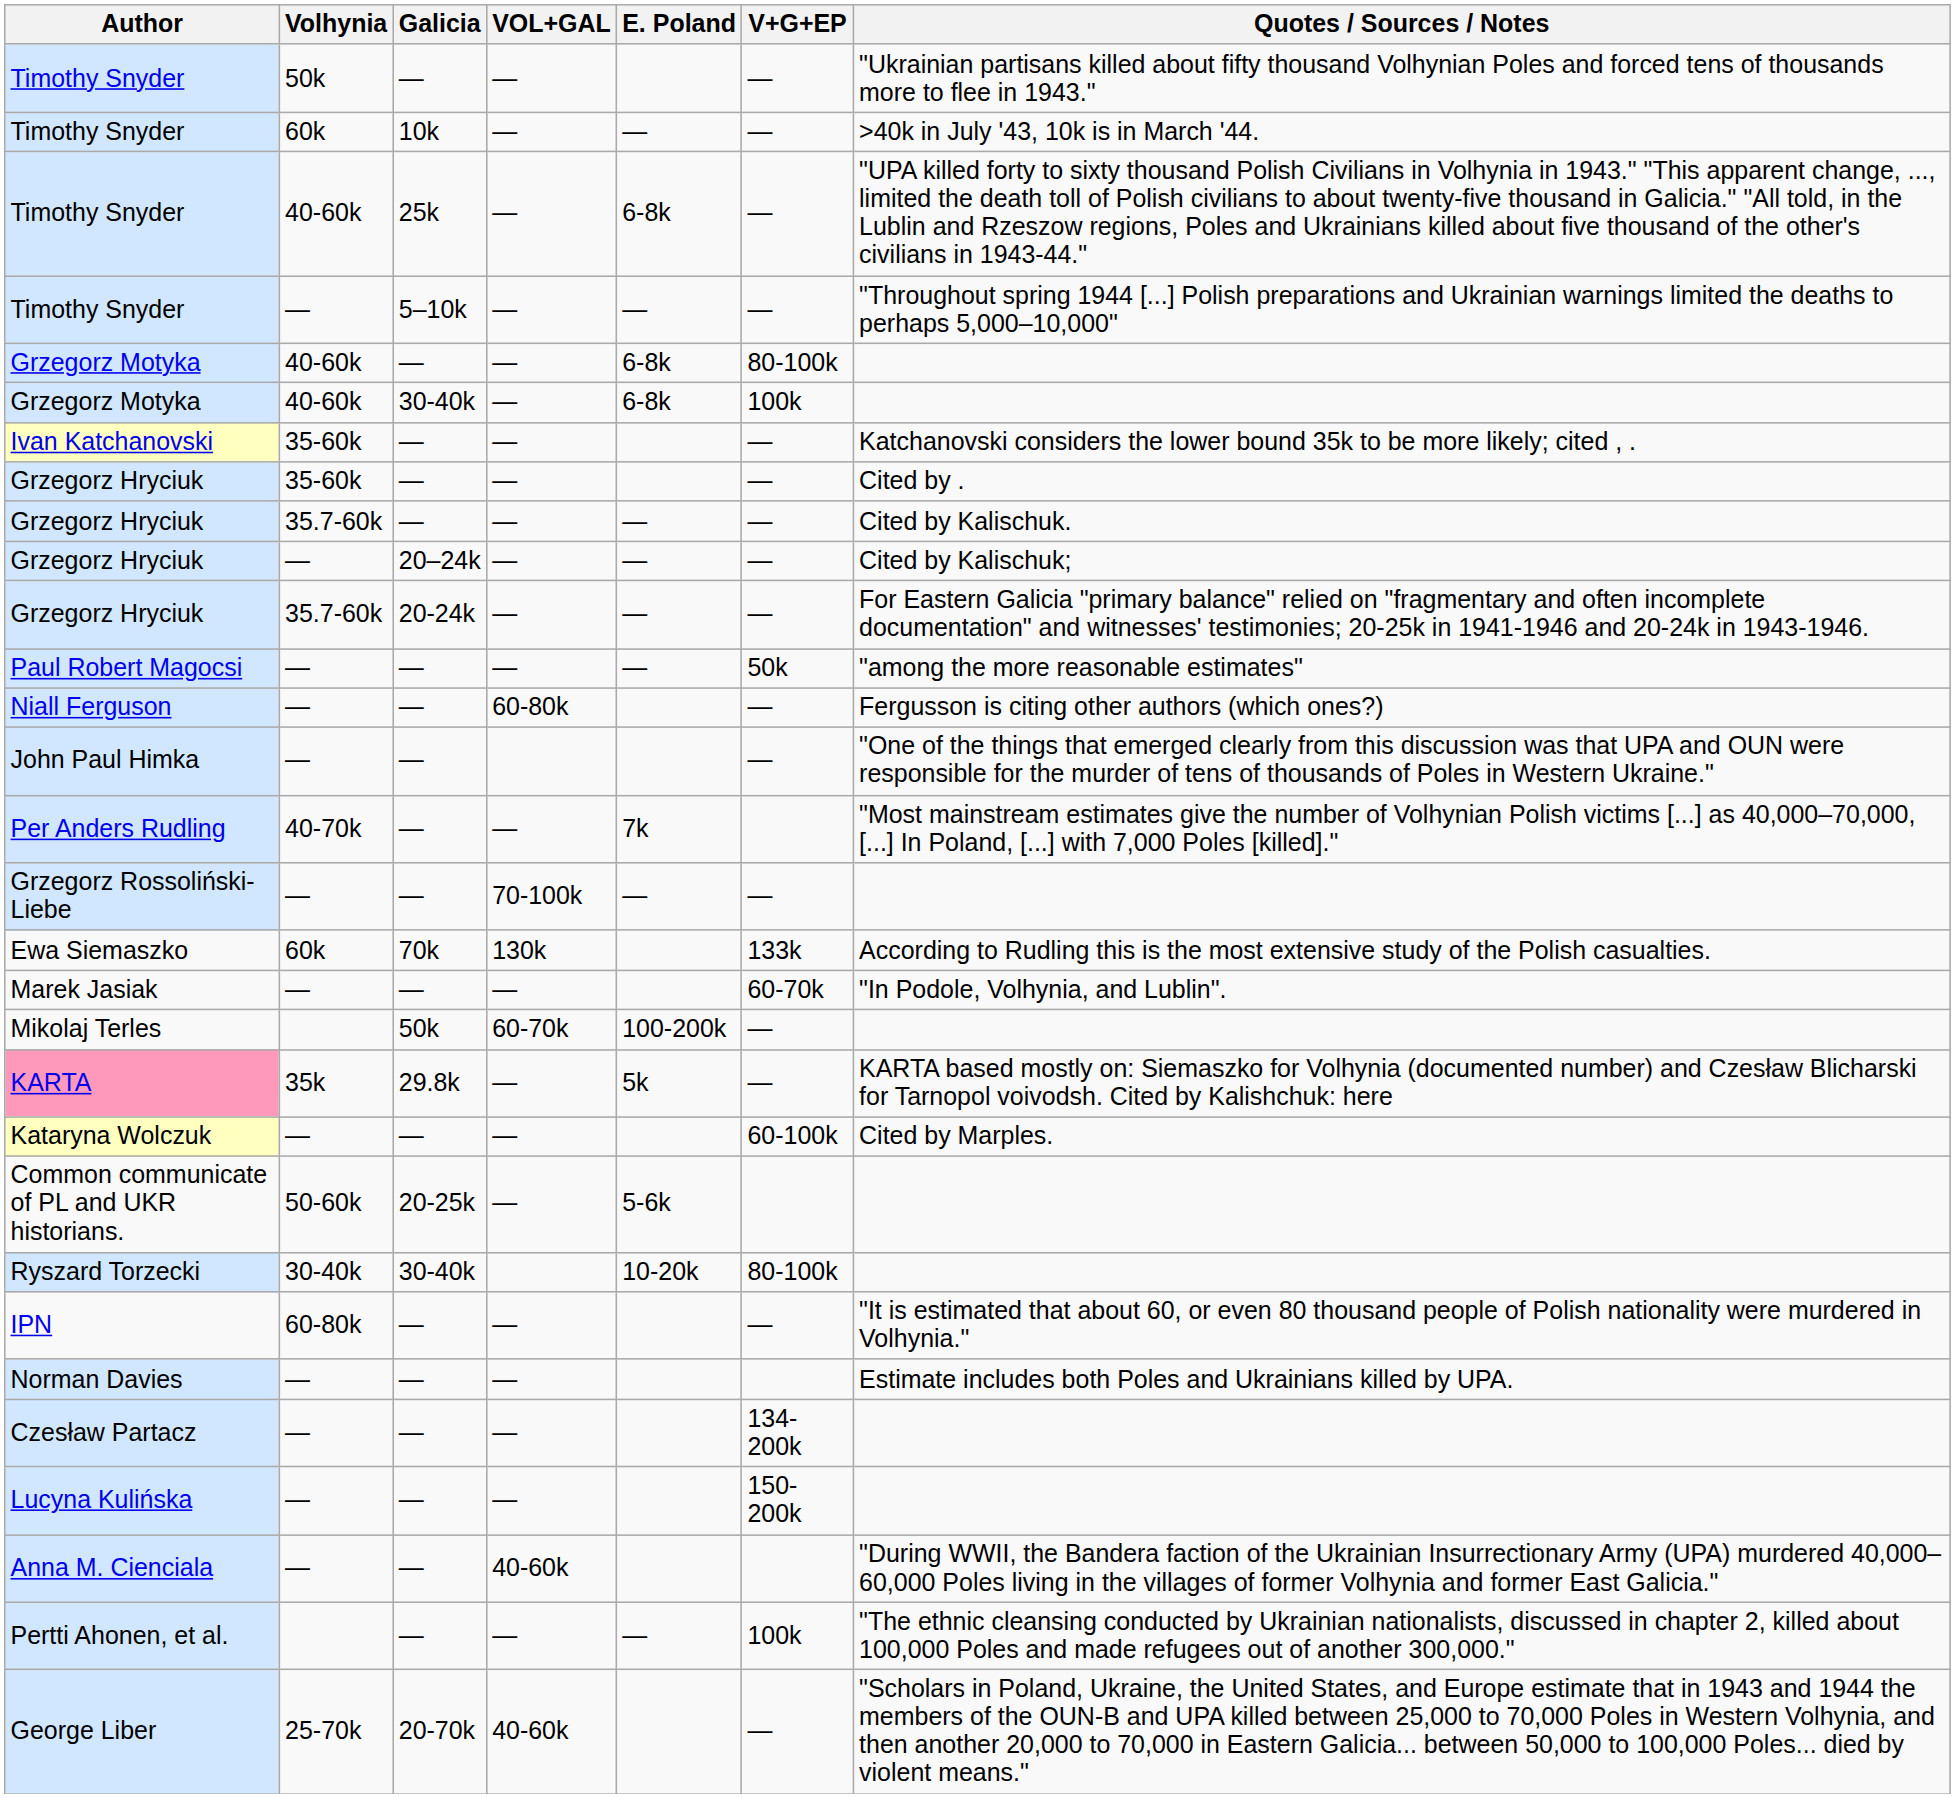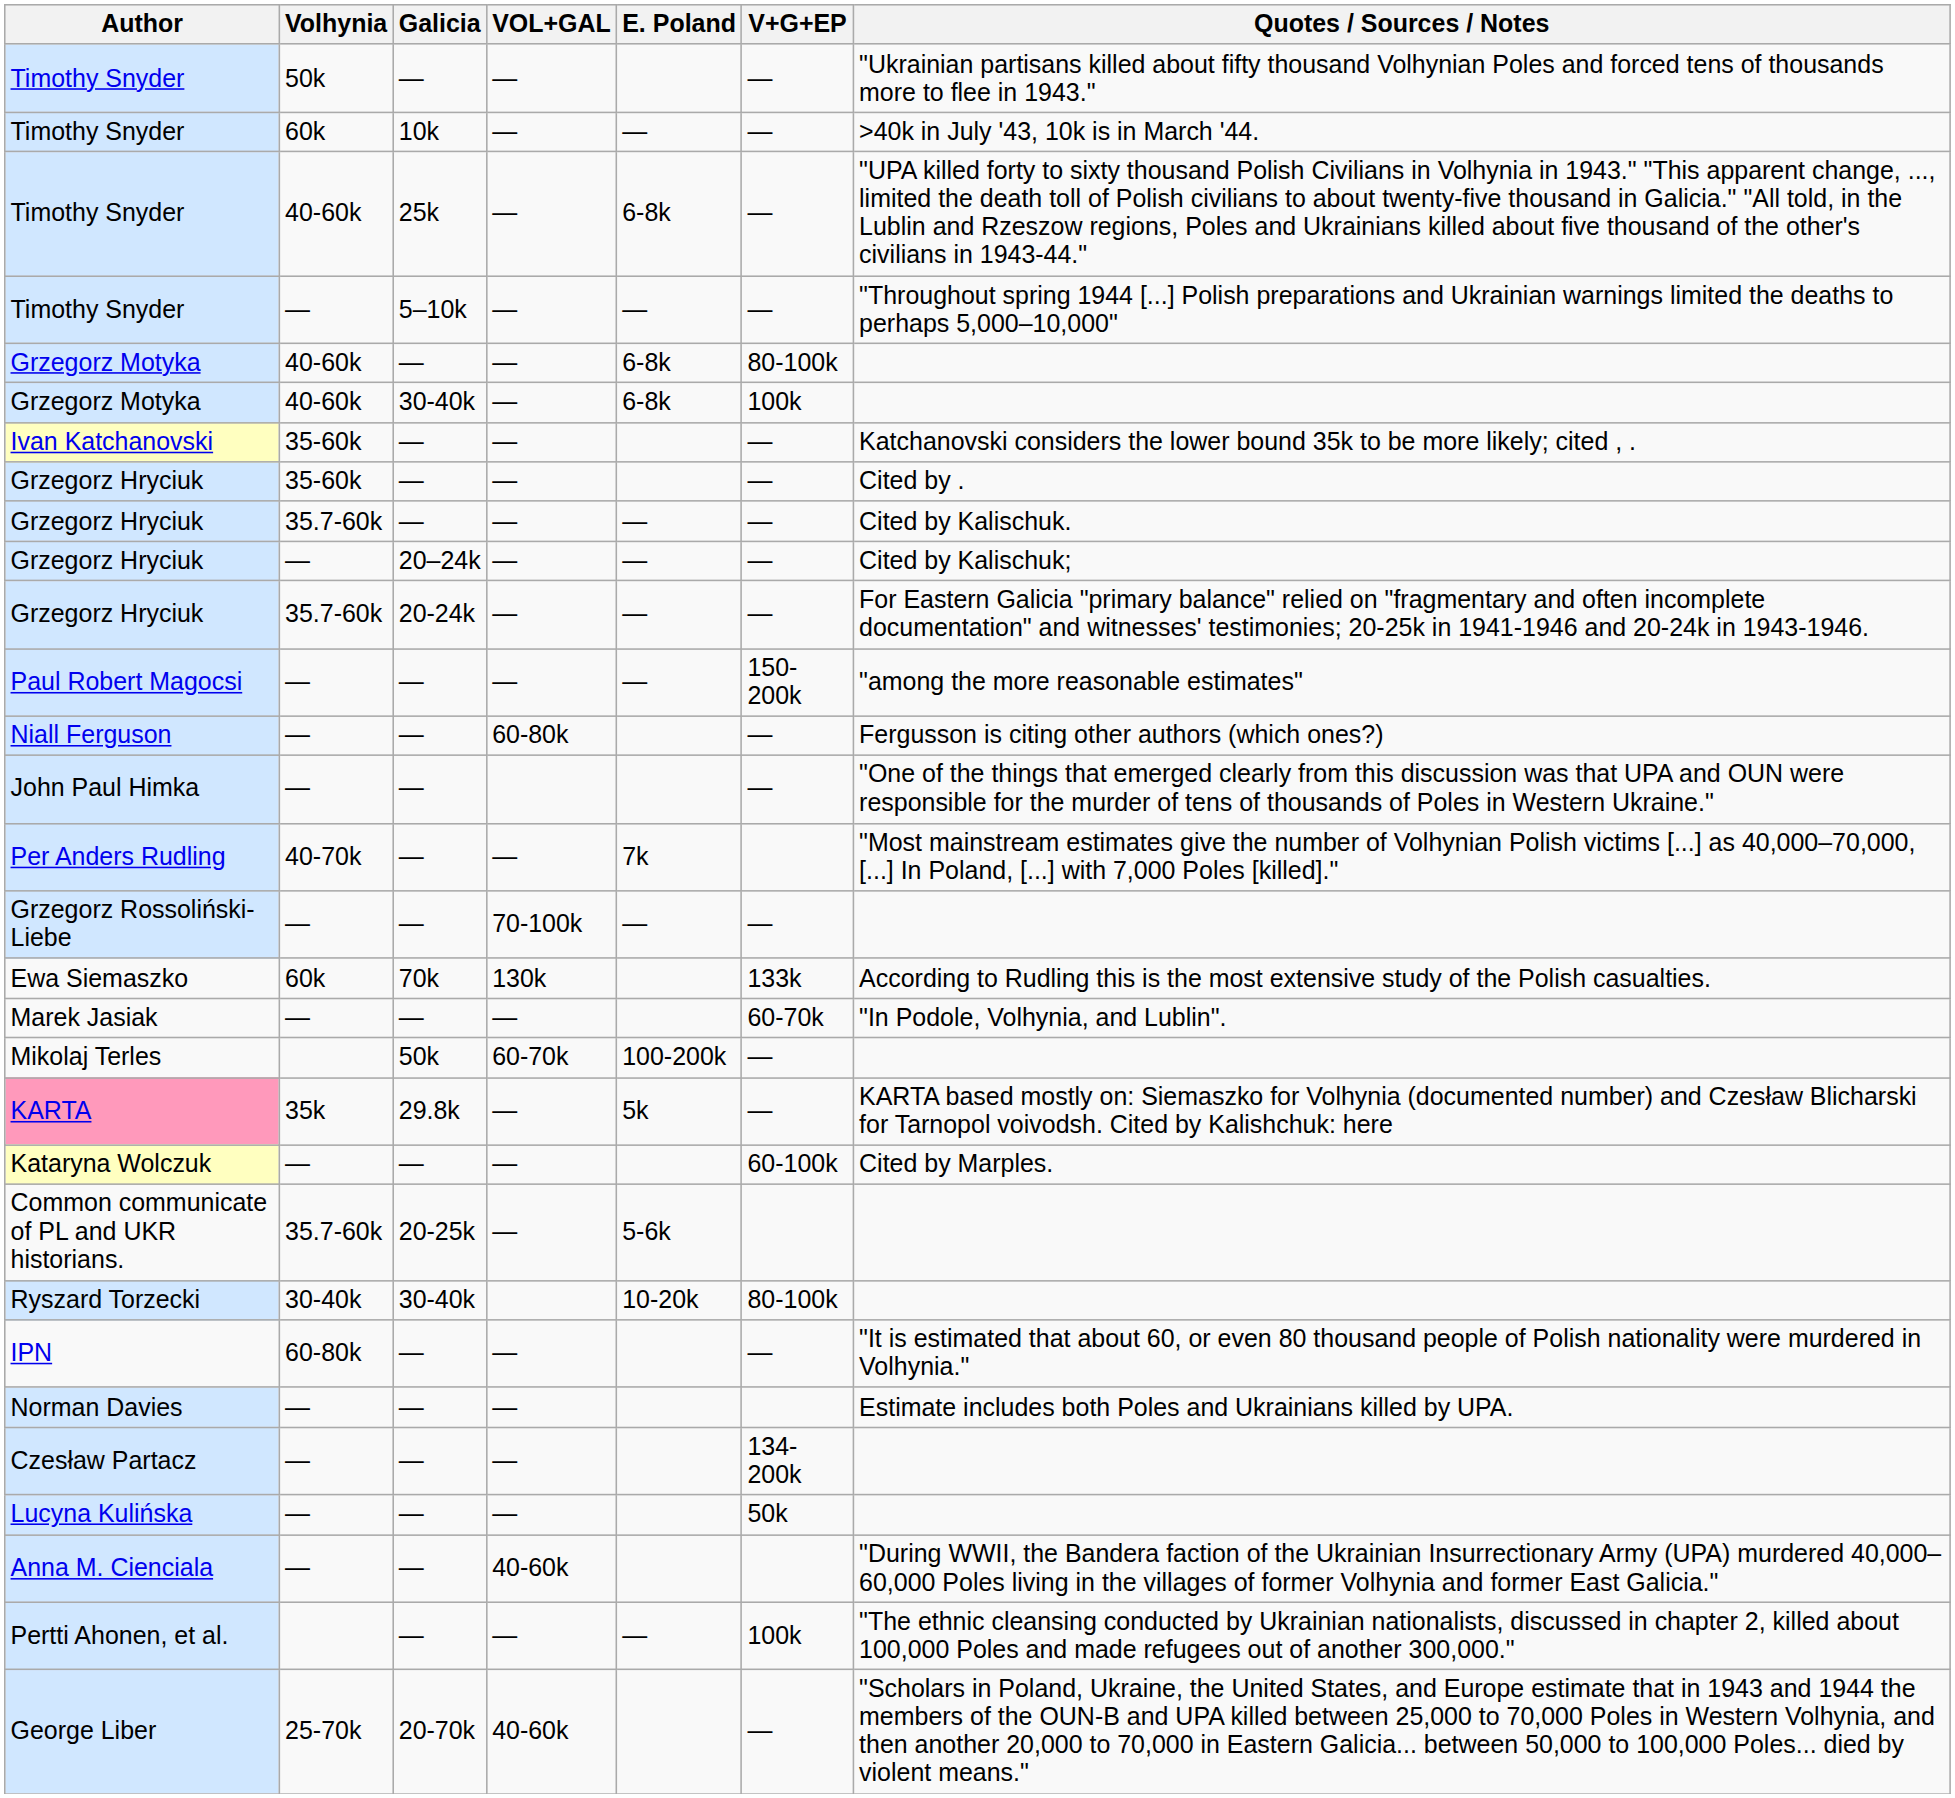(768, 667) 50k -> (775, 681) 150-200k
(323, 1204) 50-60k -> (334, 1232) 35.7-60k
(775, 1500) 150-200k -> (768, 1514) 50k
